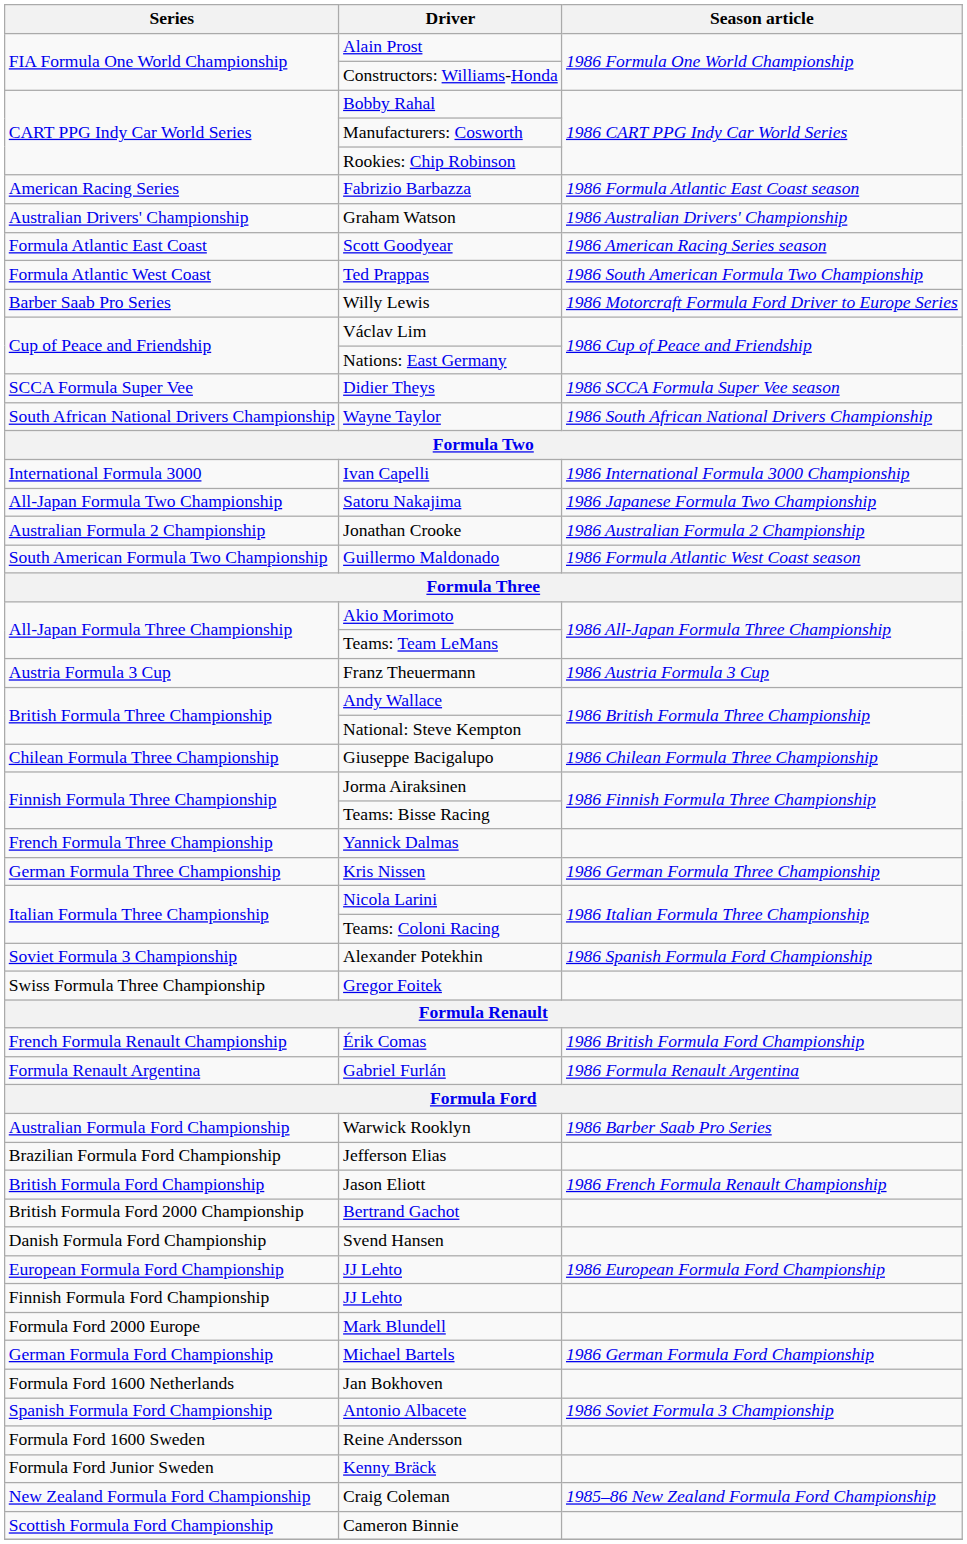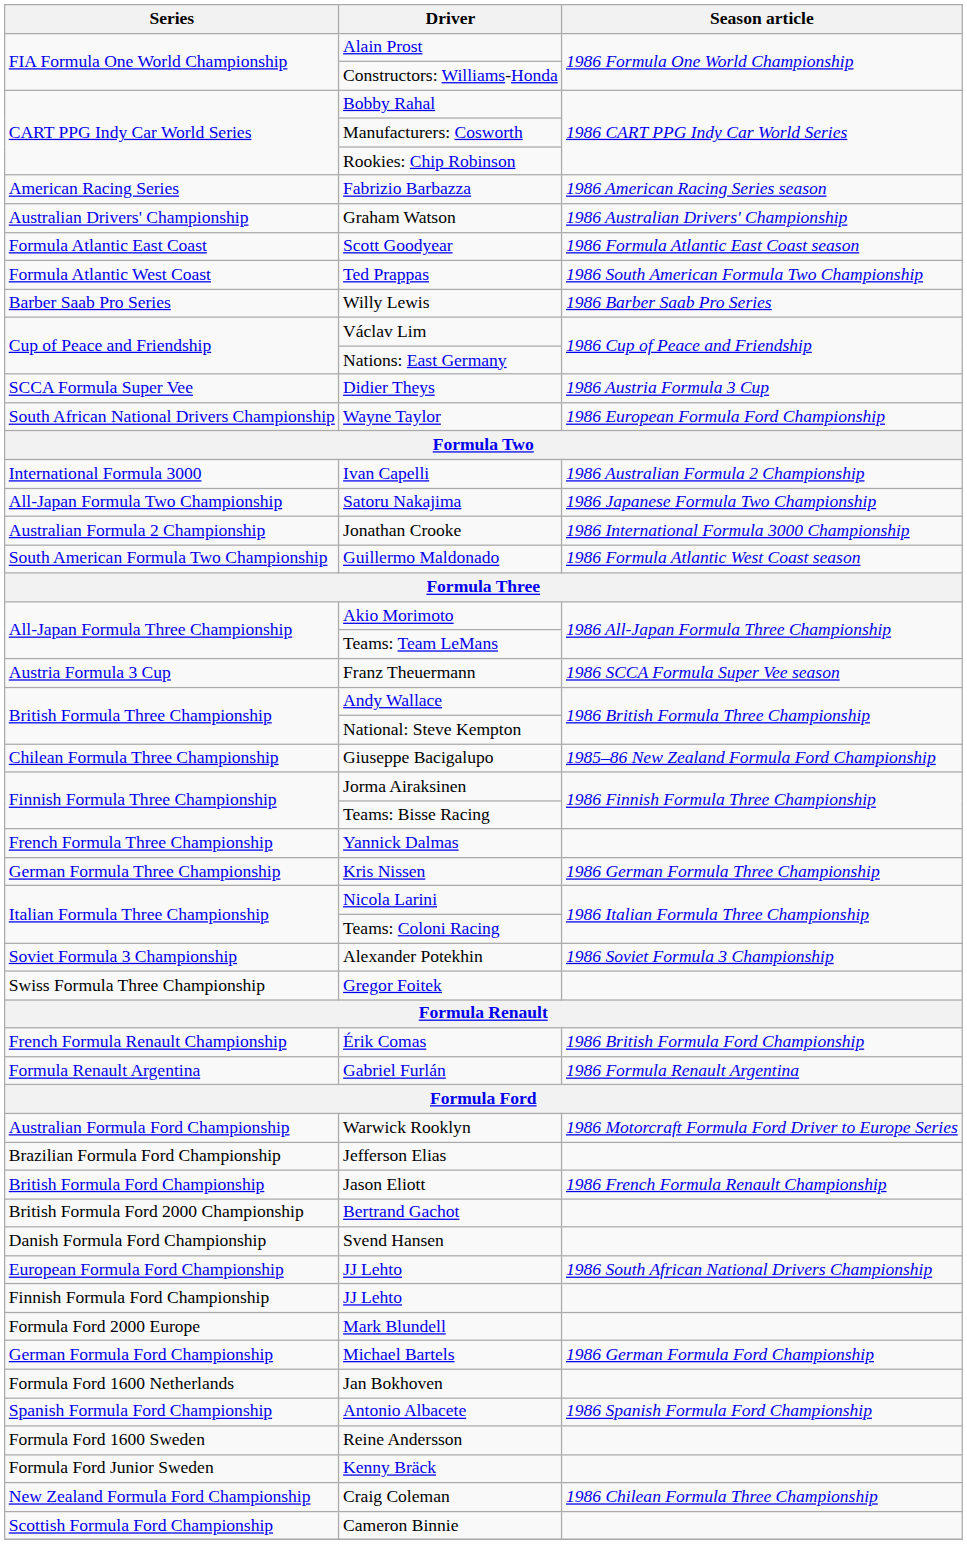(713, 189) 1986 Formula Atlantic East Coast season -> (696, 189) 1986 American Racing Series season
(696, 246) 1986 American Racing Series season -> (713, 246) 1986 Formula Atlantic East Coast season
(762, 302) 1986 Motorcraft Formula Ford Driver to Europe Series -> (669, 302) 1986 Barber Saab Pro Series
(703, 388) 1986 SCCA Formula Super Vee season -> (668, 388) 1986 Austria Formula 3 Cup
(749, 416) 1986 South African National Drivers Championship -> (725, 416) 1986 European Formula Ford Championship
(738, 473) 1986 International Formula 3000 Championship -> (715, 473) 1986 Australian Formula 2 Championship
(715, 530) 1986 Australian Formula 2 Championship -> (738, 530) 1986 International Formula 3000 Championship
(668, 672) 1986 Austria Formula 3 Cup -> (703, 672) 1986 SCCA Formula Super Vee season
(722, 757) 1986 Chilean Formula Three Championship -> (751, 757) 1985–86 New Zealand Formula Ford Championship
(719, 956) 1986 Spanish Formula Ford Championship -> (700, 956) 1986 Soviet Formula 3 Championship
(669, 1127) 1986 Barber Saab Pro Series -> (762, 1127) 1986 Motorcraft Formula Ford Driver to Europe Series
(725, 1269) 1986 European Formula Ford Championship -> (749, 1269) 1986 South African National Drivers Championship
(700, 1411) 1986 Soviet Formula 3 Championship -> (719, 1411) 1986 Spanish Formula Ford Championship
(751, 1496) 1985–86 New Zealand Formula Ford Championship -> (722, 1496) 1986 Chilean Formula Three Championship
